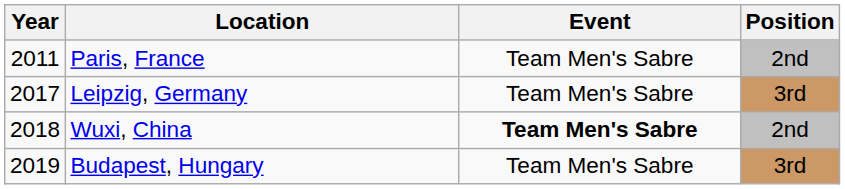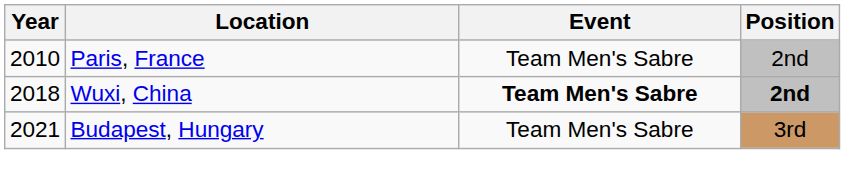(35, 58) 2011 -> (35, 58) 2010
- row: (159, 93)
(790, 129) normal -> (790, 93) bold
(35, 165) 2019 -> (35, 129) 2021
